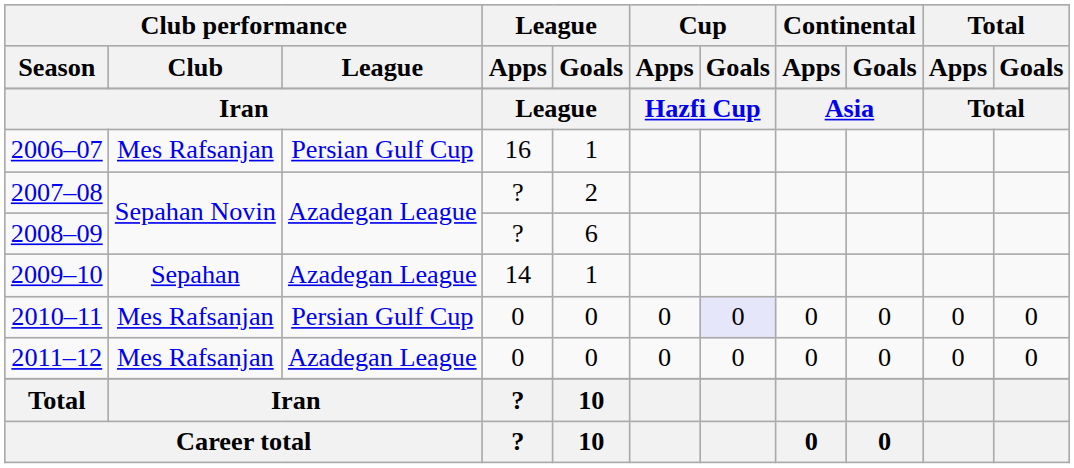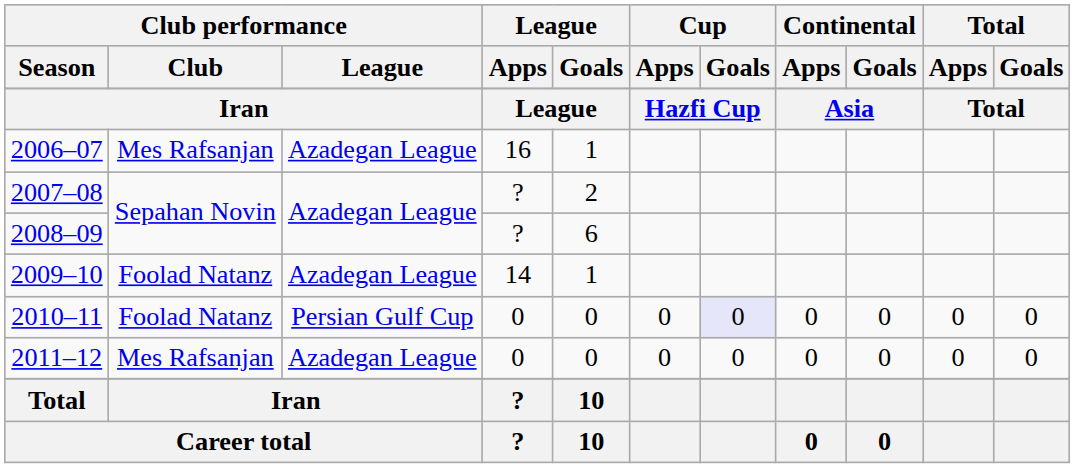(382, 150) Persian Gulf Cup -> (382, 150) Azadegan League
(195, 274) Sepahan -> (195, 274) Foolad Natanz
(195, 316) Mes Rafsanjan -> (195, 316) Foolad Natanz
